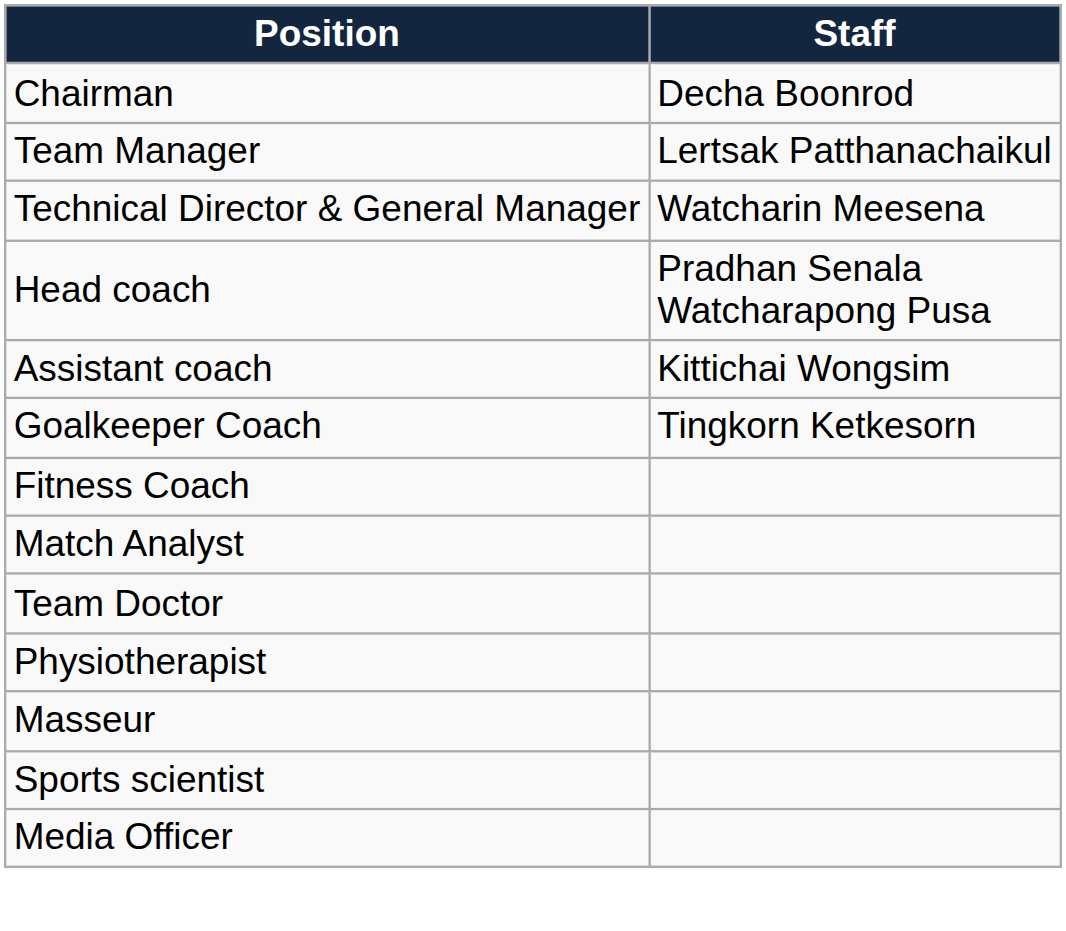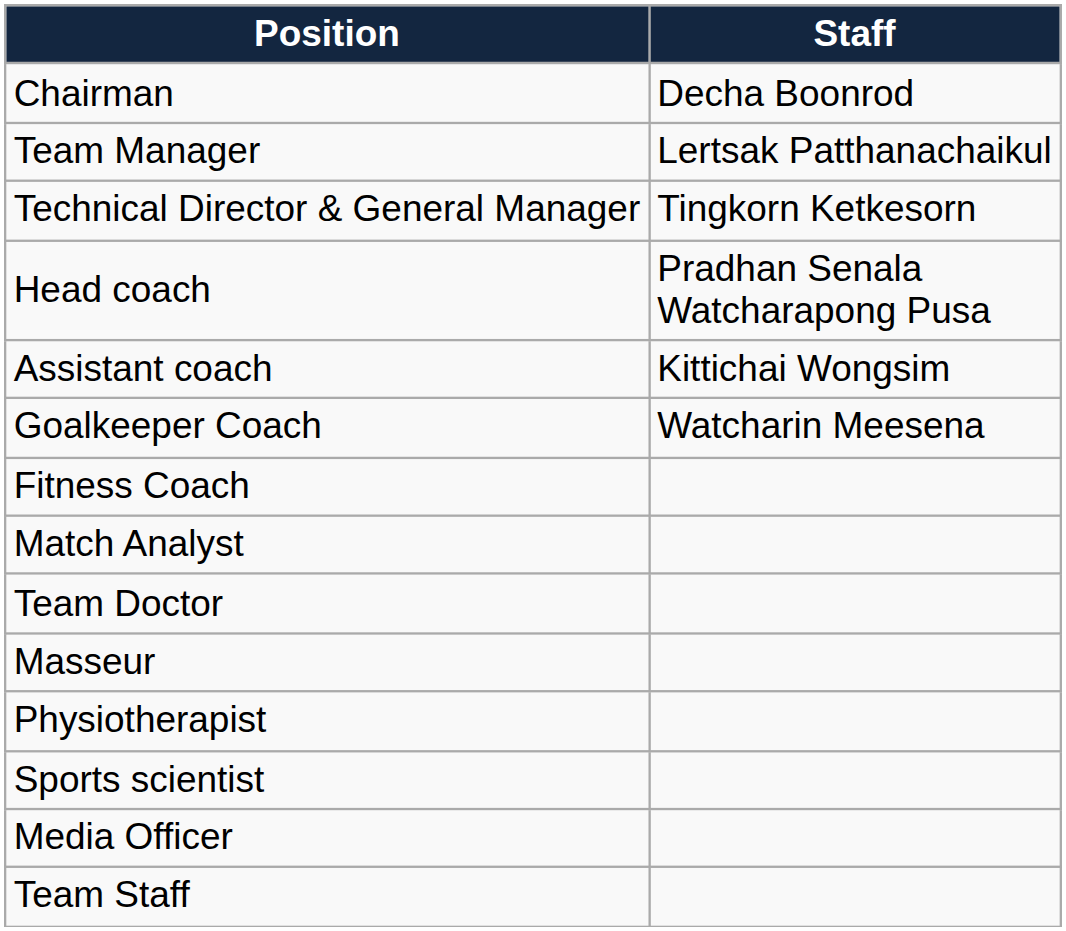(821, 209) Watcharin Meesena -> (817, 209) Tingkorn Ketkesorn
(817, 427) Tingkorn Ketkesorn -> (821, 427) Watcharin Meesena
rows swapped: (140, 661) <-> (85, 720)
+ row: (102, 896)
